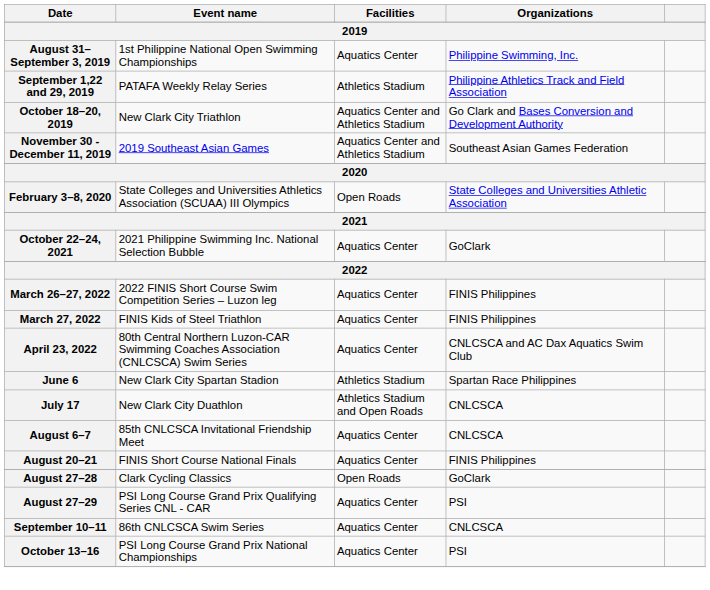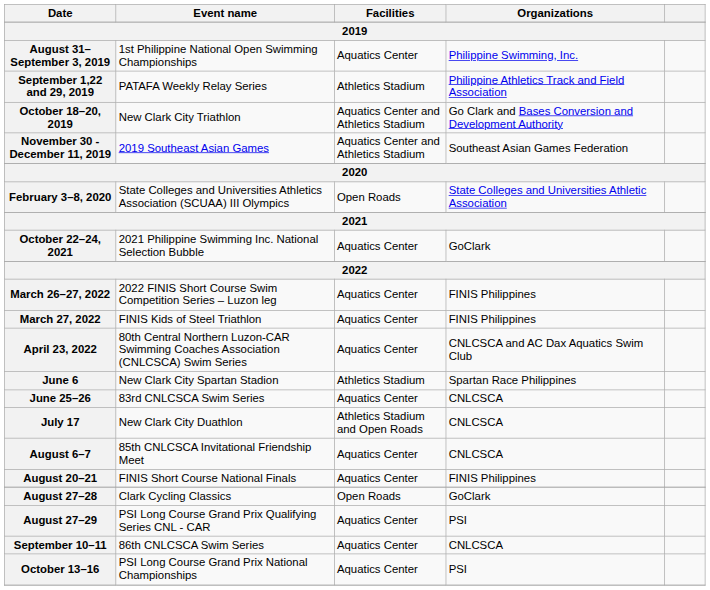+ row: (60, 398)
